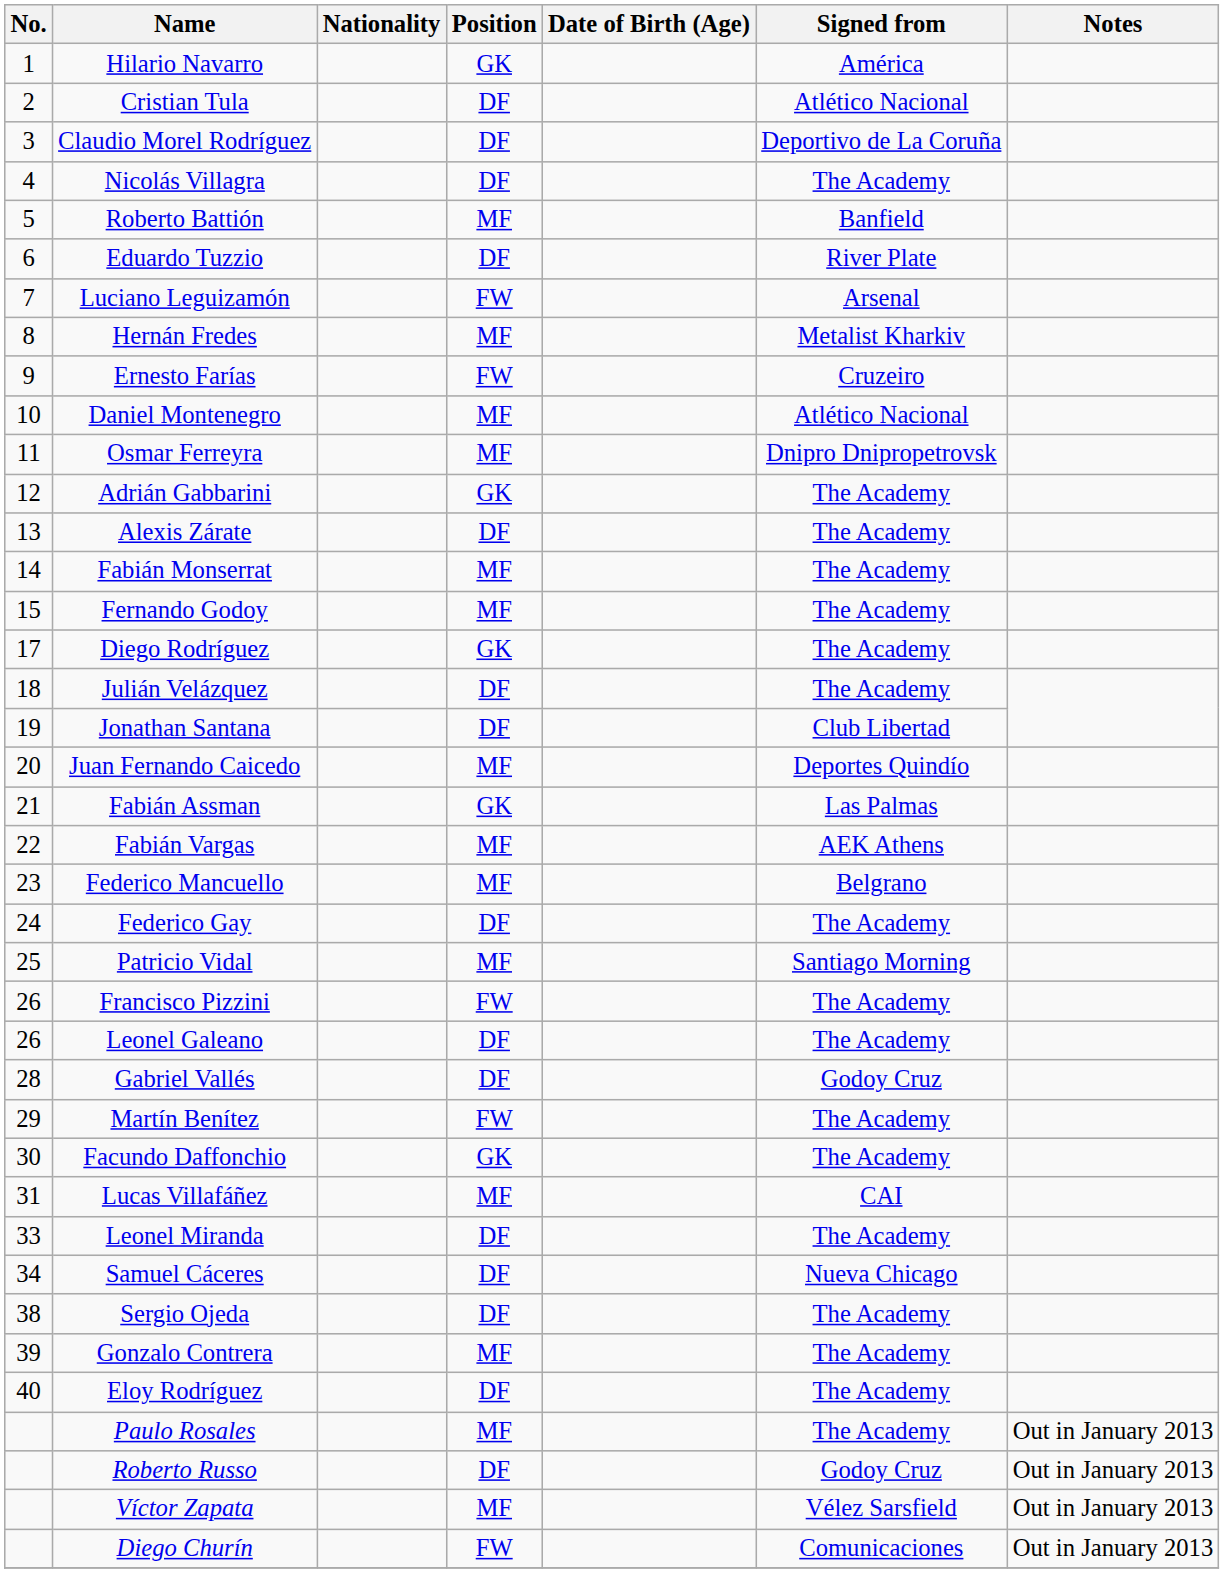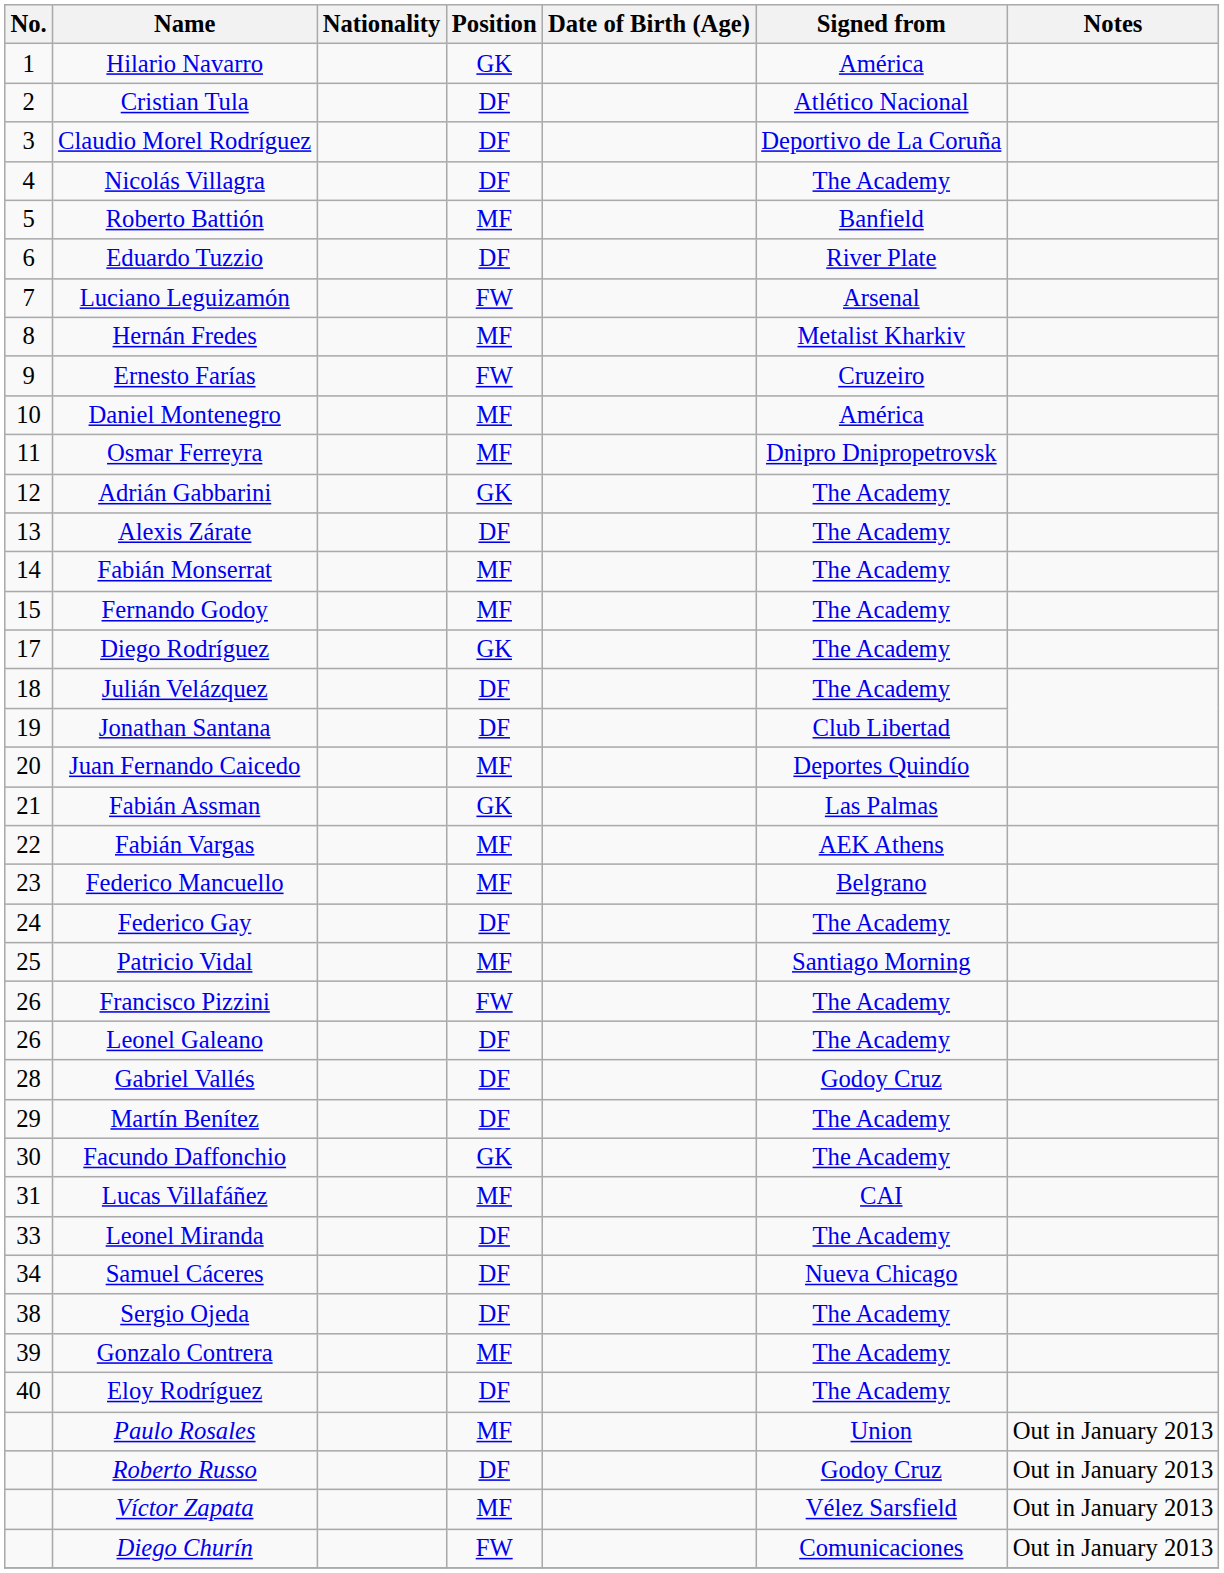(881, 414) Atlético Nacional -> (881, 414) América
(494, 1118) FW -> (494, 1118) DF
(881, 1430) The Academy -> (881, 1430) Union
